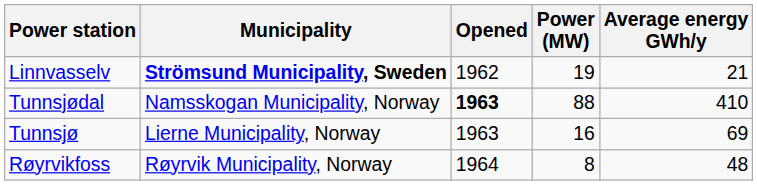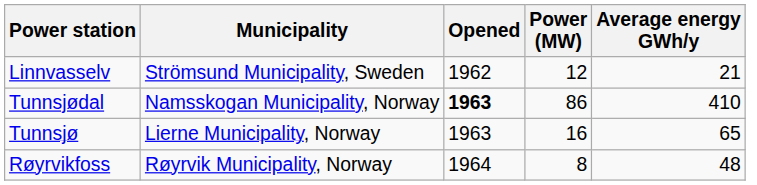(296, 72) bold -> (285, 72) normal
(584, 72) 19 -> (577, 72) 12
(584, 103) 88 -> (577, 103) 86
(738, 133) 69 -> (730, 133) 65
